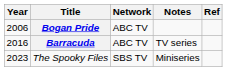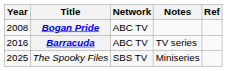(17, 27) 2006 -> (17, 27) 2008
(17, 58) 2023 -> (17, 58) 2025
